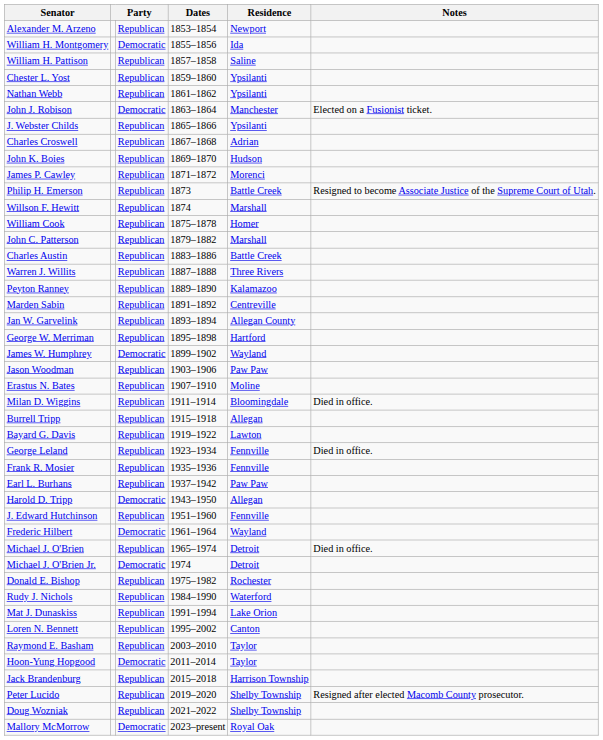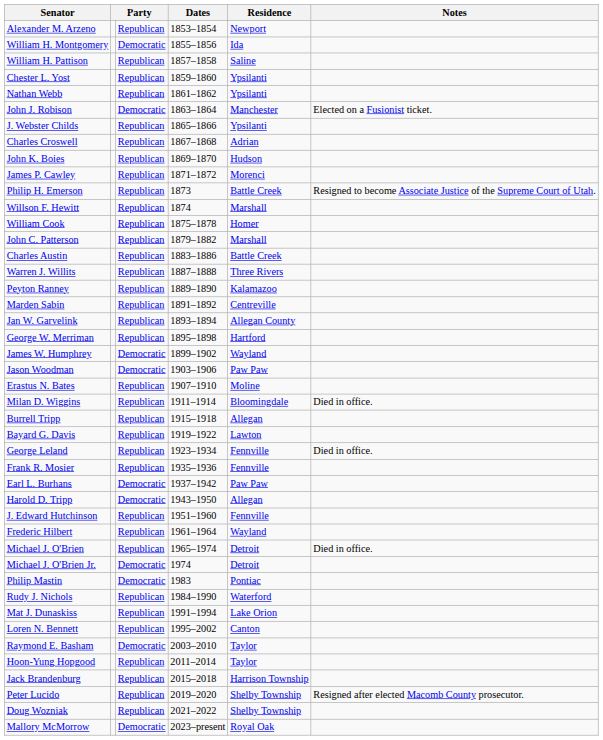(141, 369) Republican -> (142, 369) Democratic
(141, 483) Republican -> (142, 483) Democratic
(142, 532) Democratic -> (141, 532) Republican
- row: (43, 581)
+ row: (34, 581)
(141, 645) Republican -> (142, 645) Democratic
(142, 662) Democratic -> (141, 662) Republican
